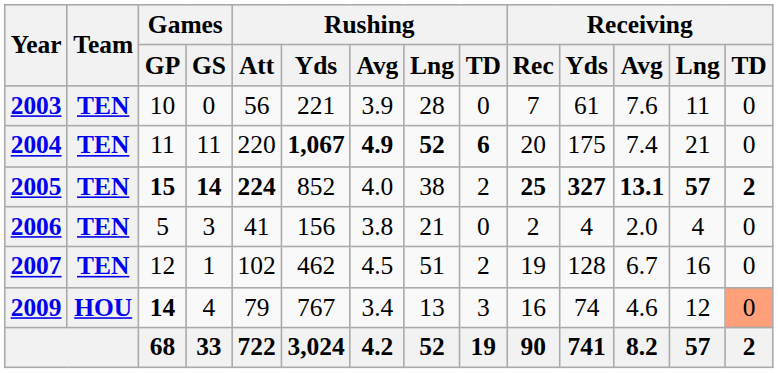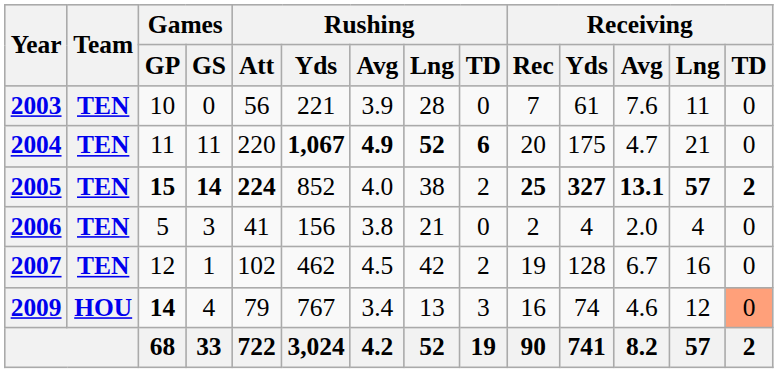(642, 145) 7.4 -> (642, 145) 4.7
(432, 266) 51 -> (432, 266) 42
